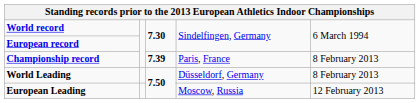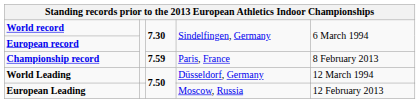(156, 59) 7.39 -> (156, 59) 7.59
(346, 75) 8 February 2013 -> (343, 75) 12 March 1994
